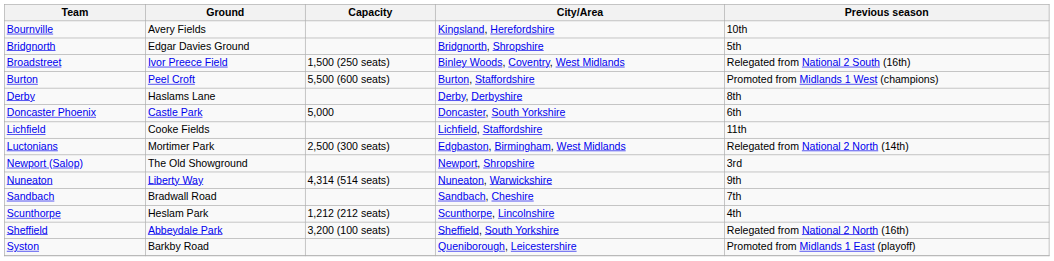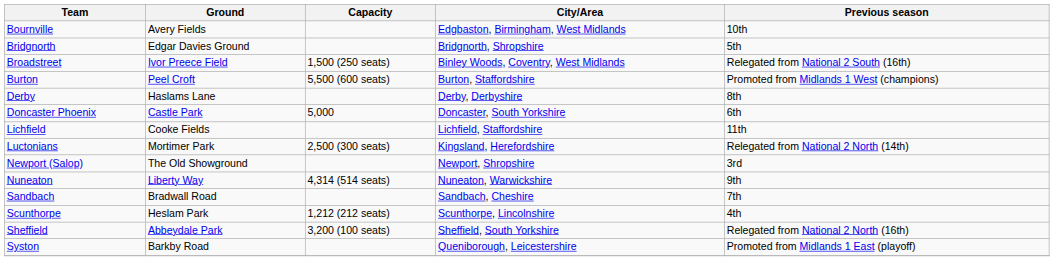(496, 29) Kingsland, Herefordshire -> (532, 29) Edgbaston, Birmingham, West Midlands
(532, 146) Edgbaston, Birmingham, West Midlands -> (496, 146) Kingsland, Herefordshire
